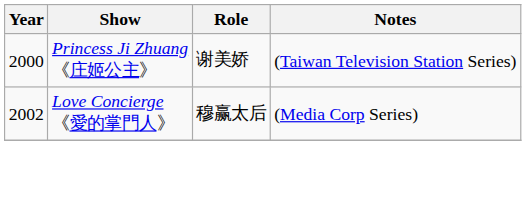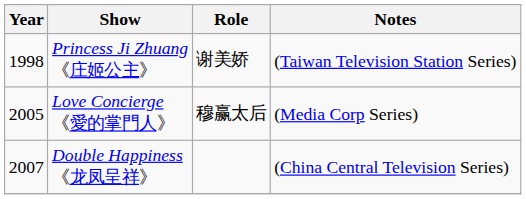(26, 60) 2000 -> (26, 60) 1998
(26, 113) 2002 -> (26, 113) 2005
+ row: (117, 166)
